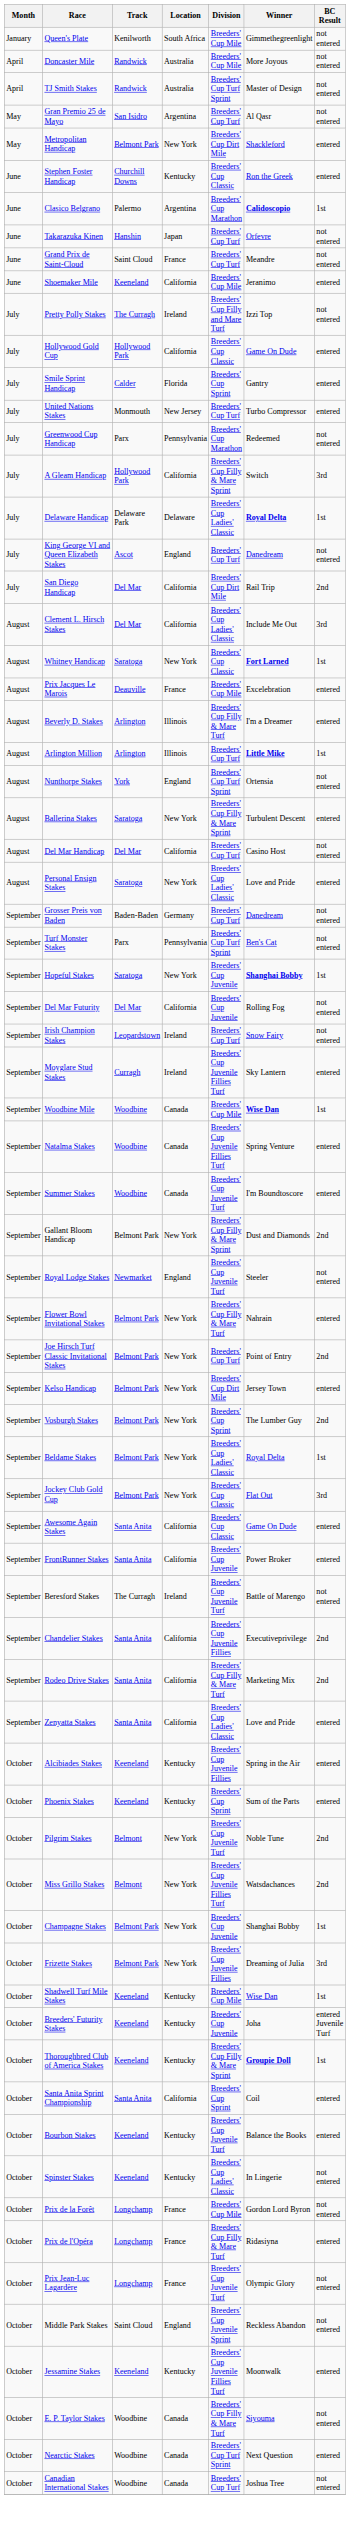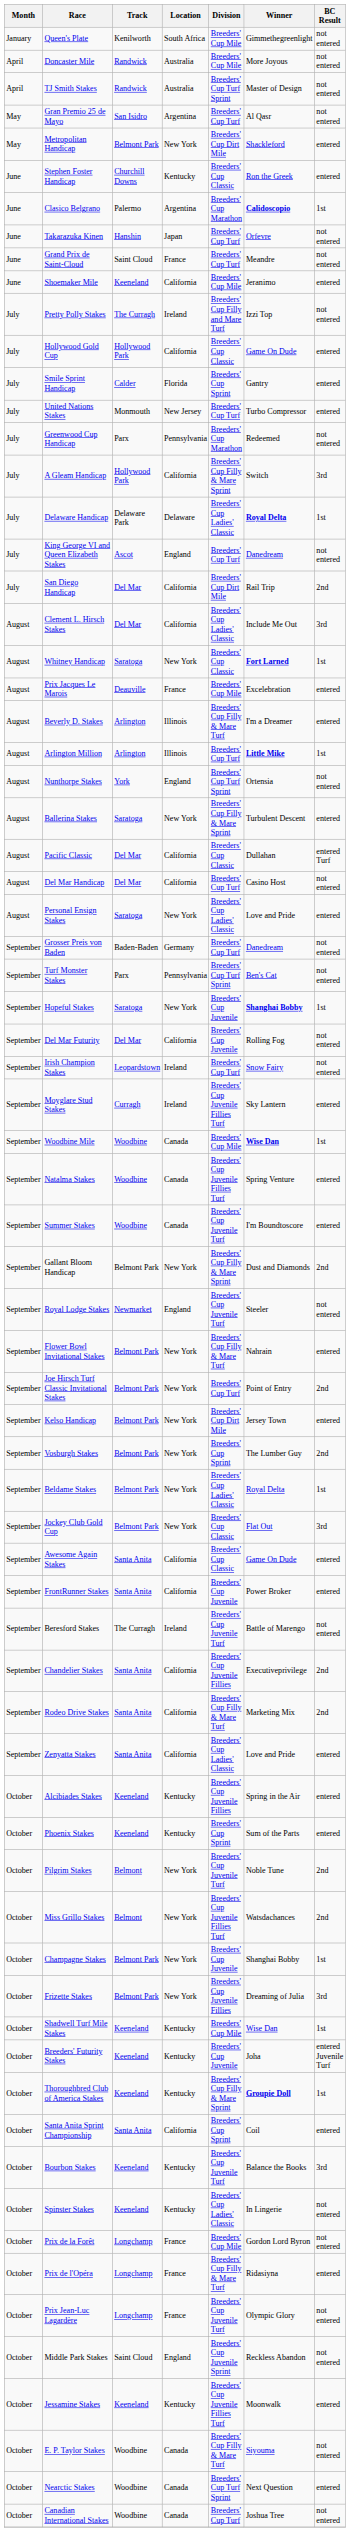+ row: (68, 856)
(328, 2135) entered -> (322, 2167) 3rd
